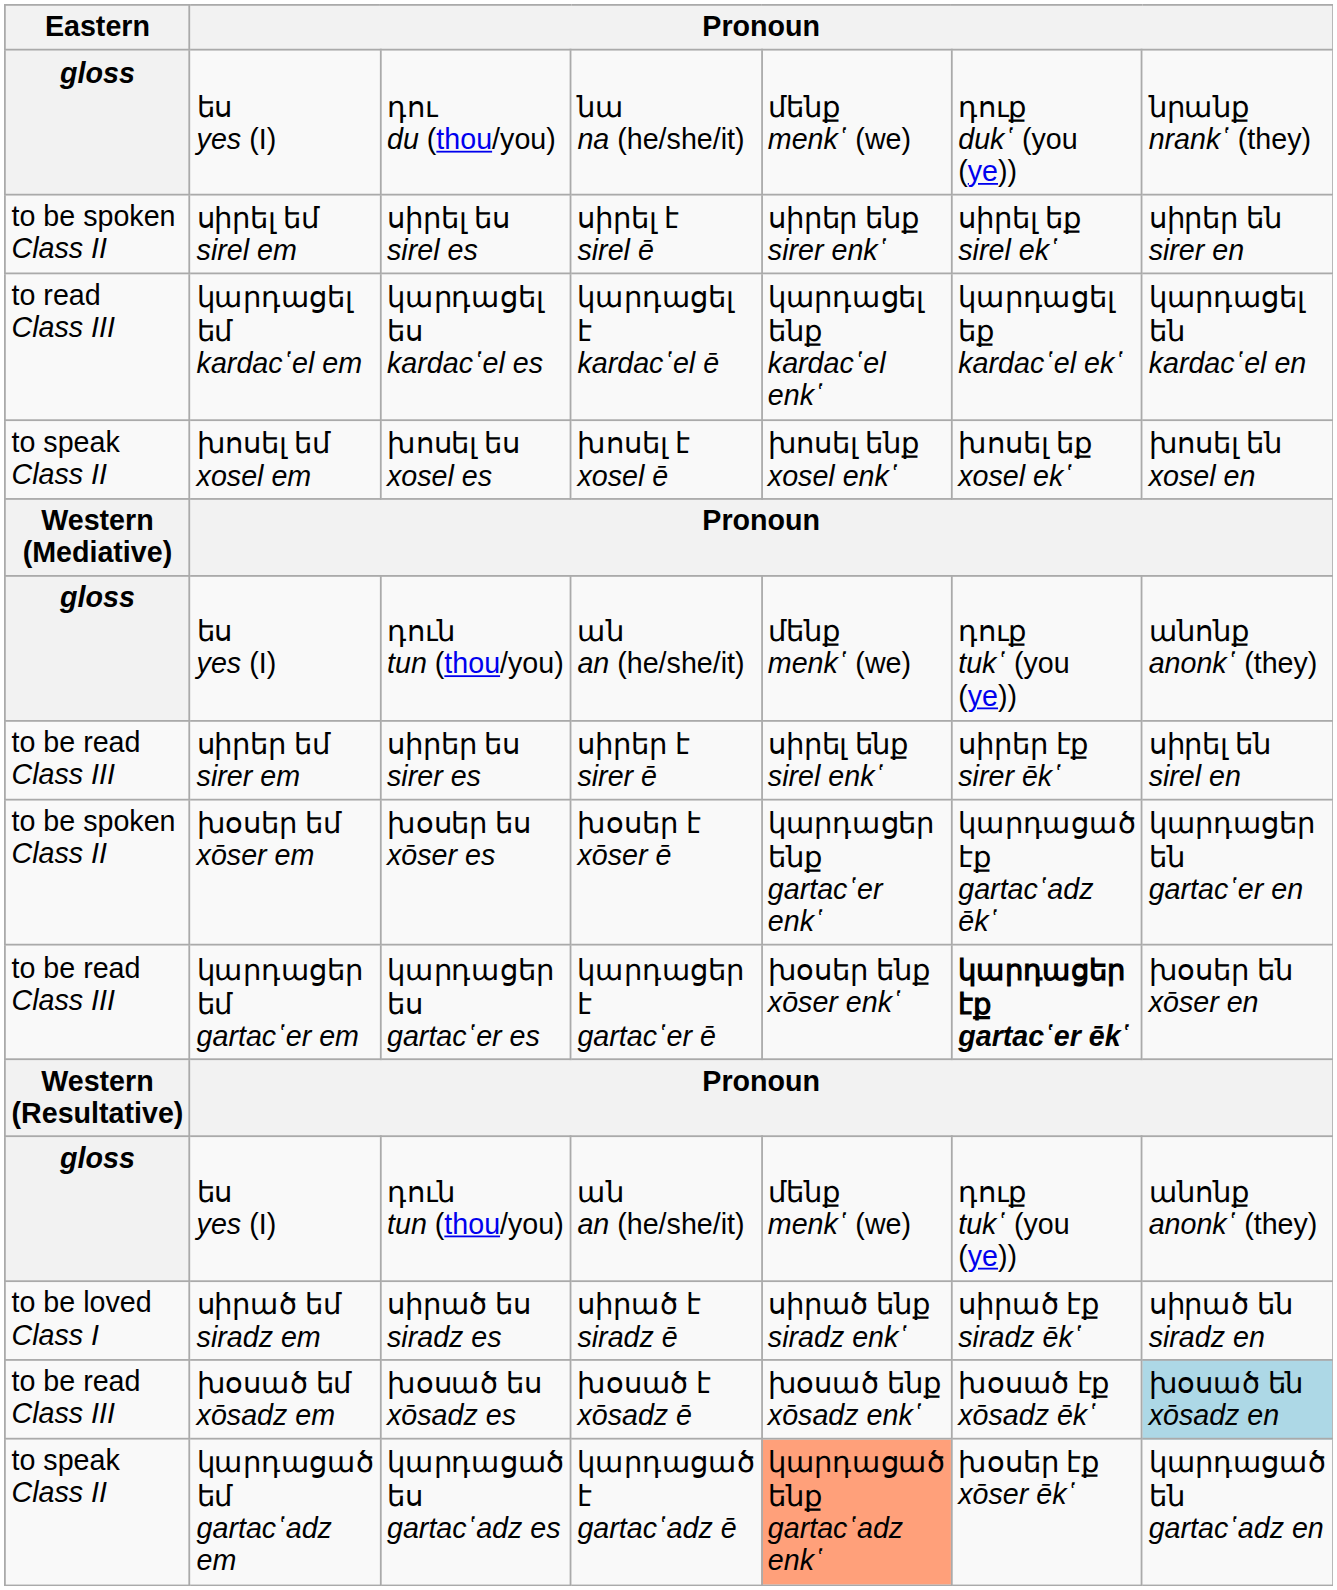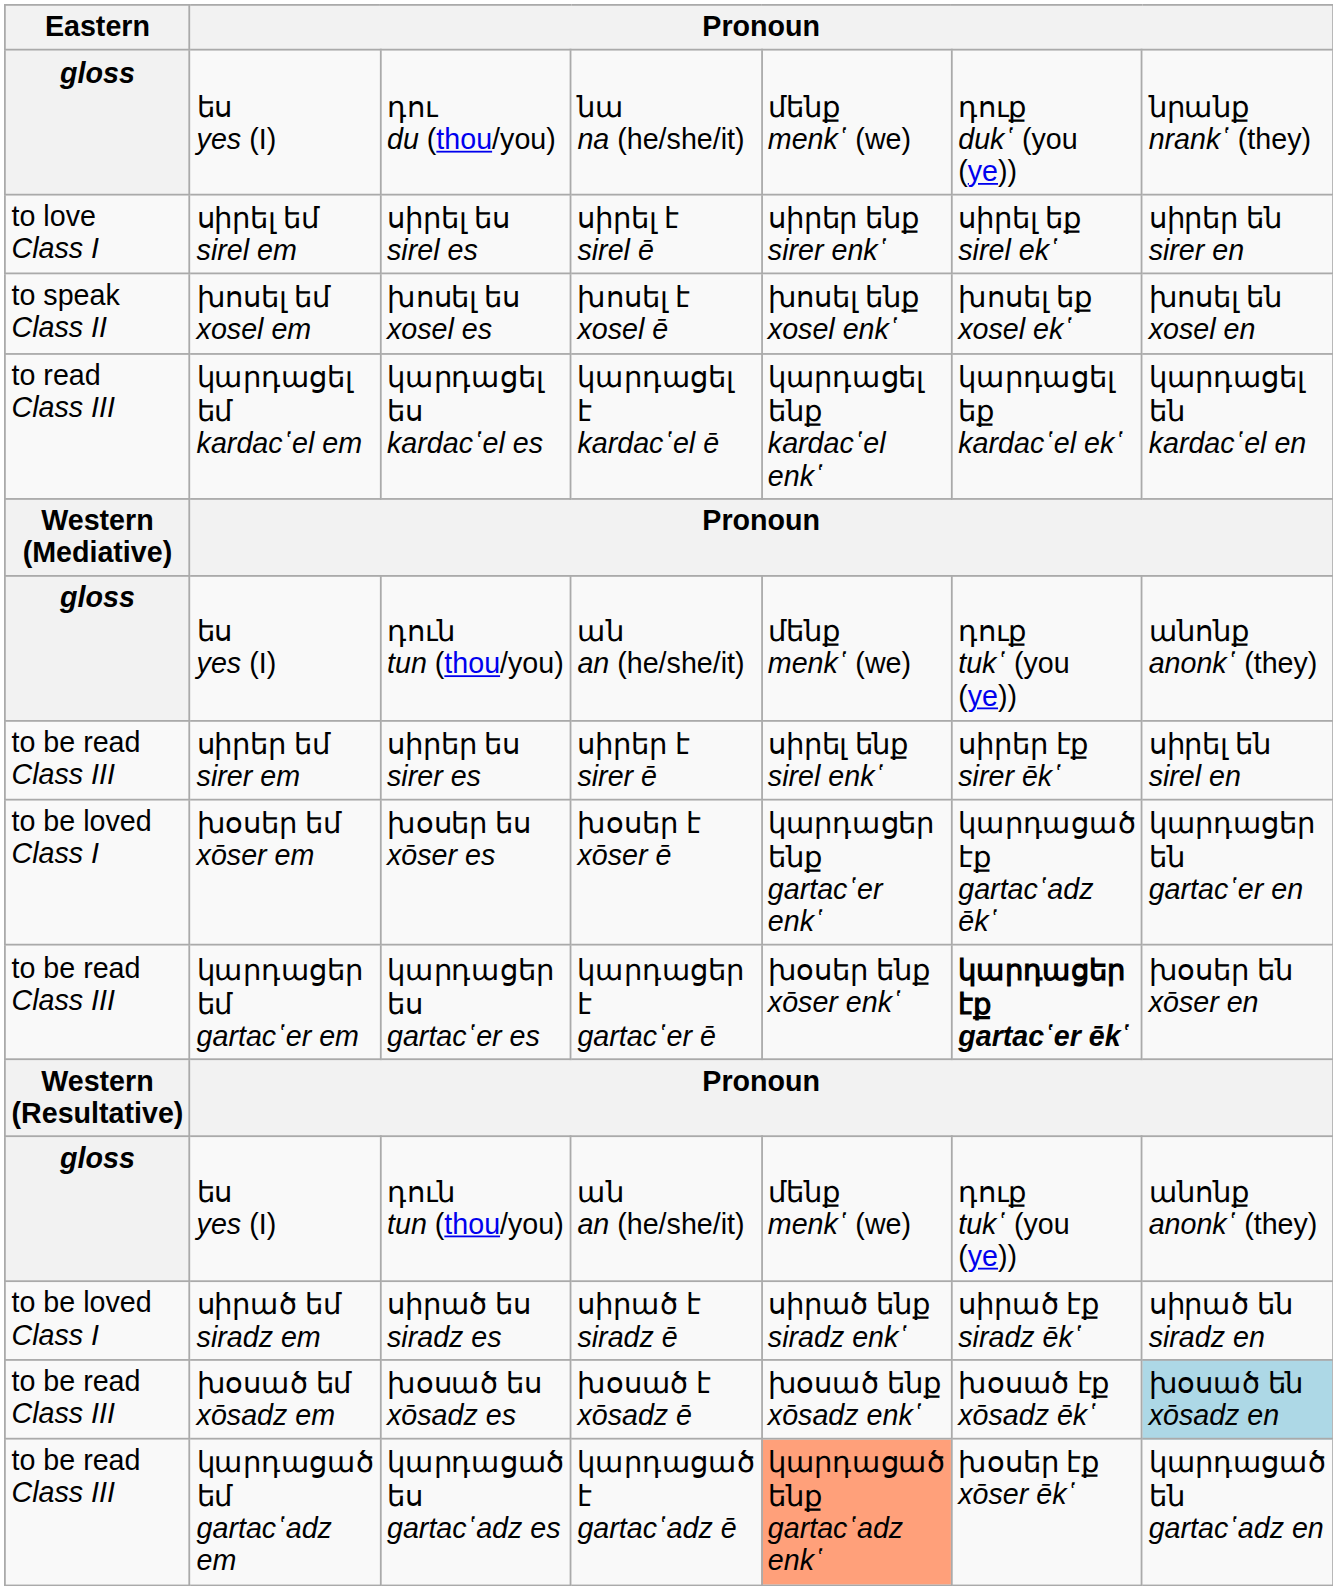(93, 232) to be spoken Class II -> (55, 232) to love Class I
rows swapped: (454, 459) <-> (465, 330)
(93, 838) to be spoken Class II -> (82, 838) to be loved Class I
(66, 1477) to speak Class II -> (76, 1477) to be read Class III
